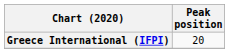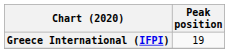(198, 40) 20 -> (198, 40) 19
